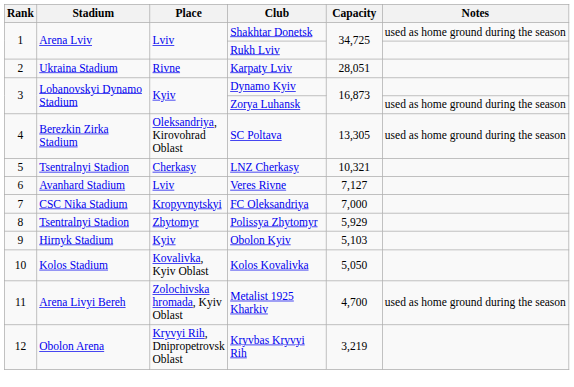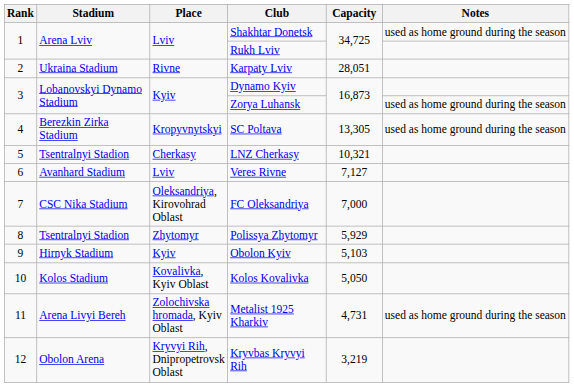(185, 136) Oleksandriya, Kirovohrad Oblast -> (187, 129) Kropyvnytskyi
(187, 203) Kropyvnytskyi -> (185, 203) Oleksandriya, Kirovohrad Oblast
(354, 302) 4,700 -> (354, 315) 4,731
